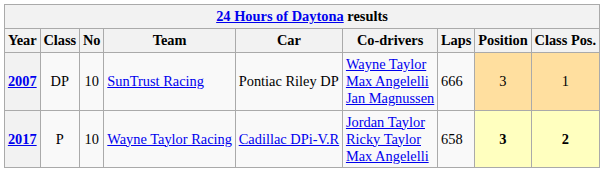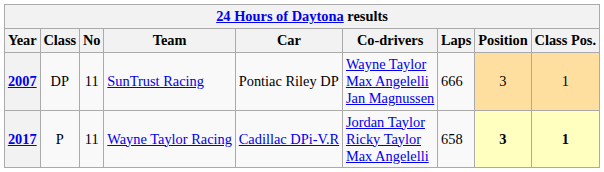(92, 81) 10 -> (92, 81) 11
(92, 139) 10 -> (92, 139) 11
(565, 139) 2 -> (565, 139) 1
